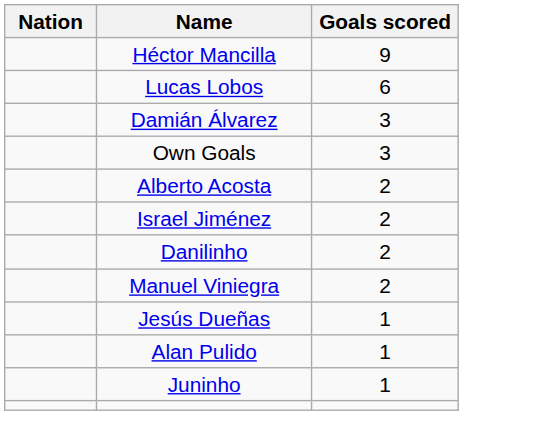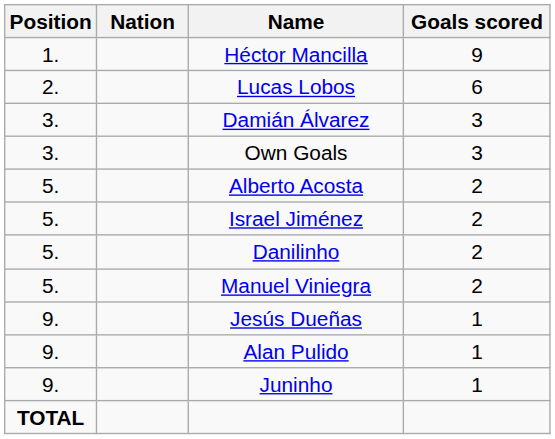+ column: (51, 21)
